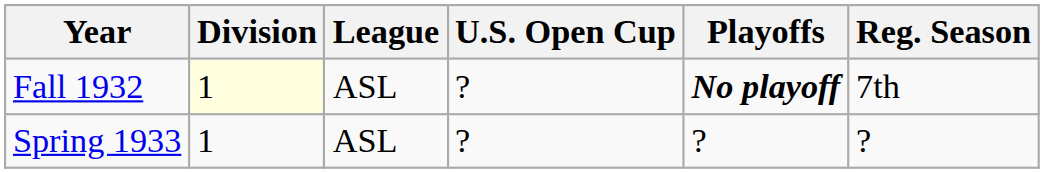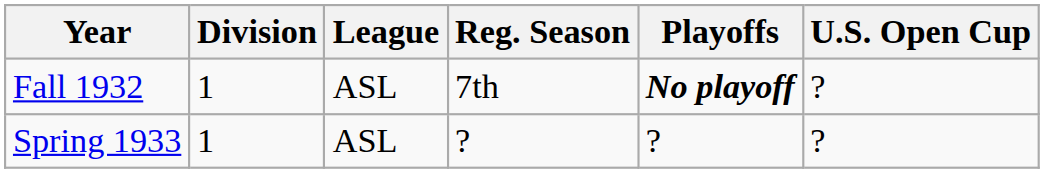columns swapped: (944, 31) <-> (565, 31)
(206, 85) lightyellow background -> (206, 85) no background
